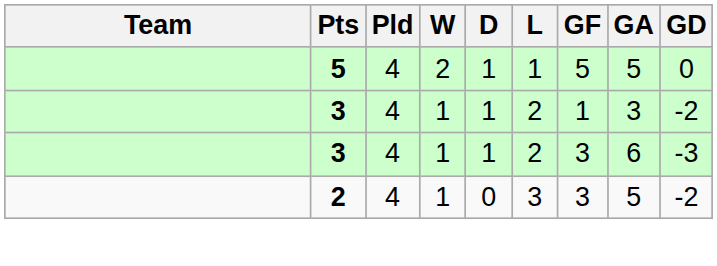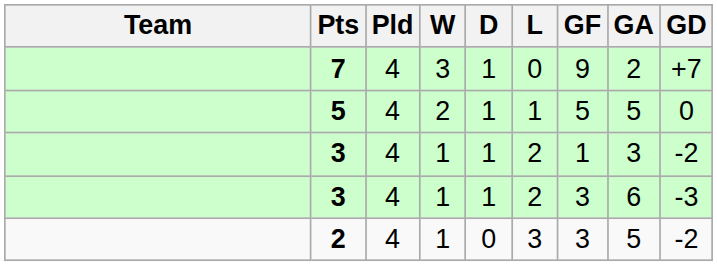+ row: (338, 68)
